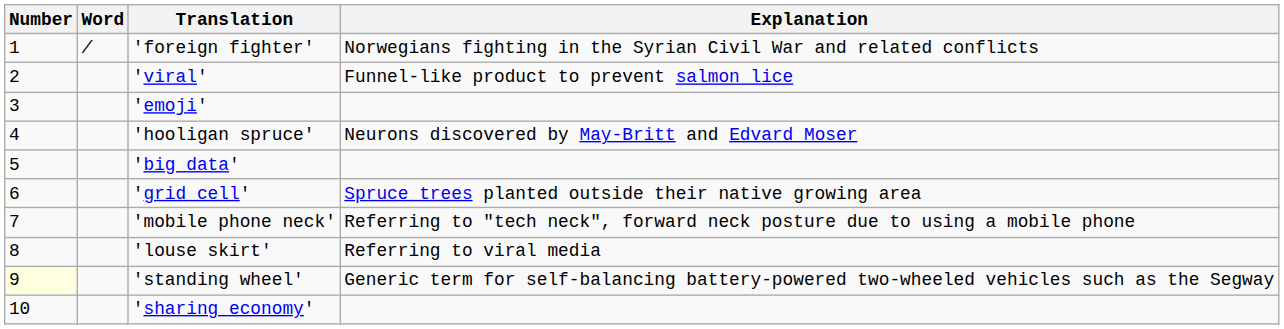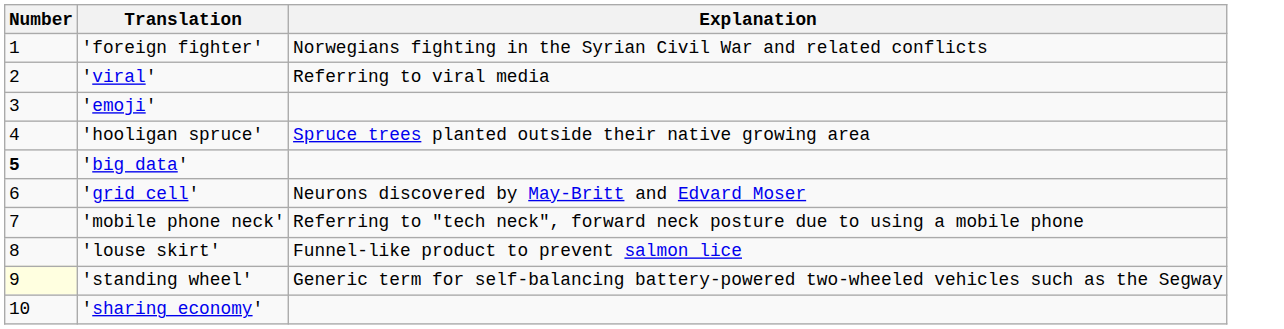- column: (103, 19)
(569, 77) Funnel-like product to prevent salmon lice -> (421, 77) Referring to viral media
(601, 135) Neurons discovered by May-Britt and Edvard Moser -> (582, 135) Spruce trees planted outside their native growing area
(14, 164) normal -> (14, 164) bold
(633, 193) Spruce trees planted outside their native growing area -> (550, 193) Neurons discovered by May-Britt and Edvard Moser
(473, 251) Referring to viral media -> (518, 251) Funnel-like product to prevent salmon lice
